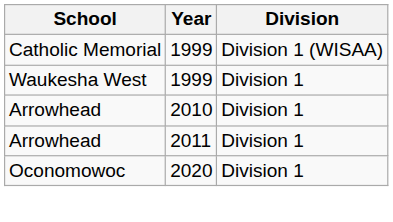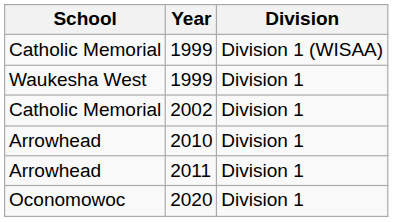+ row: (85, 110)
